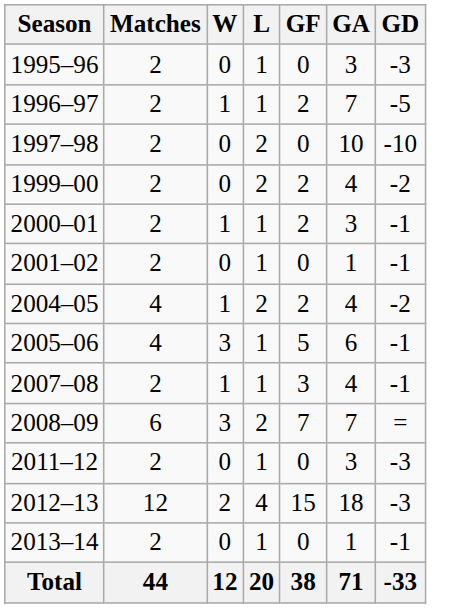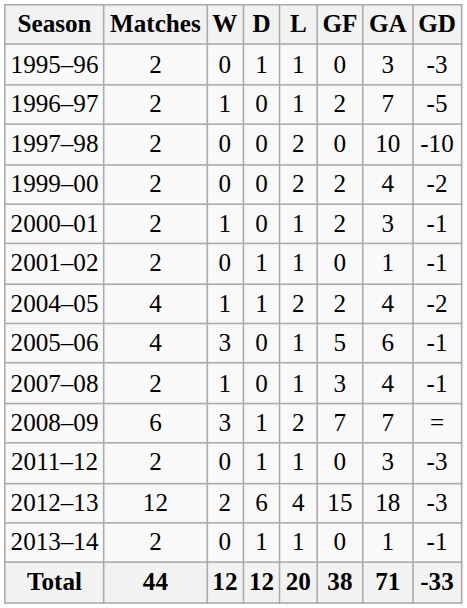+ column: (262, 24)
